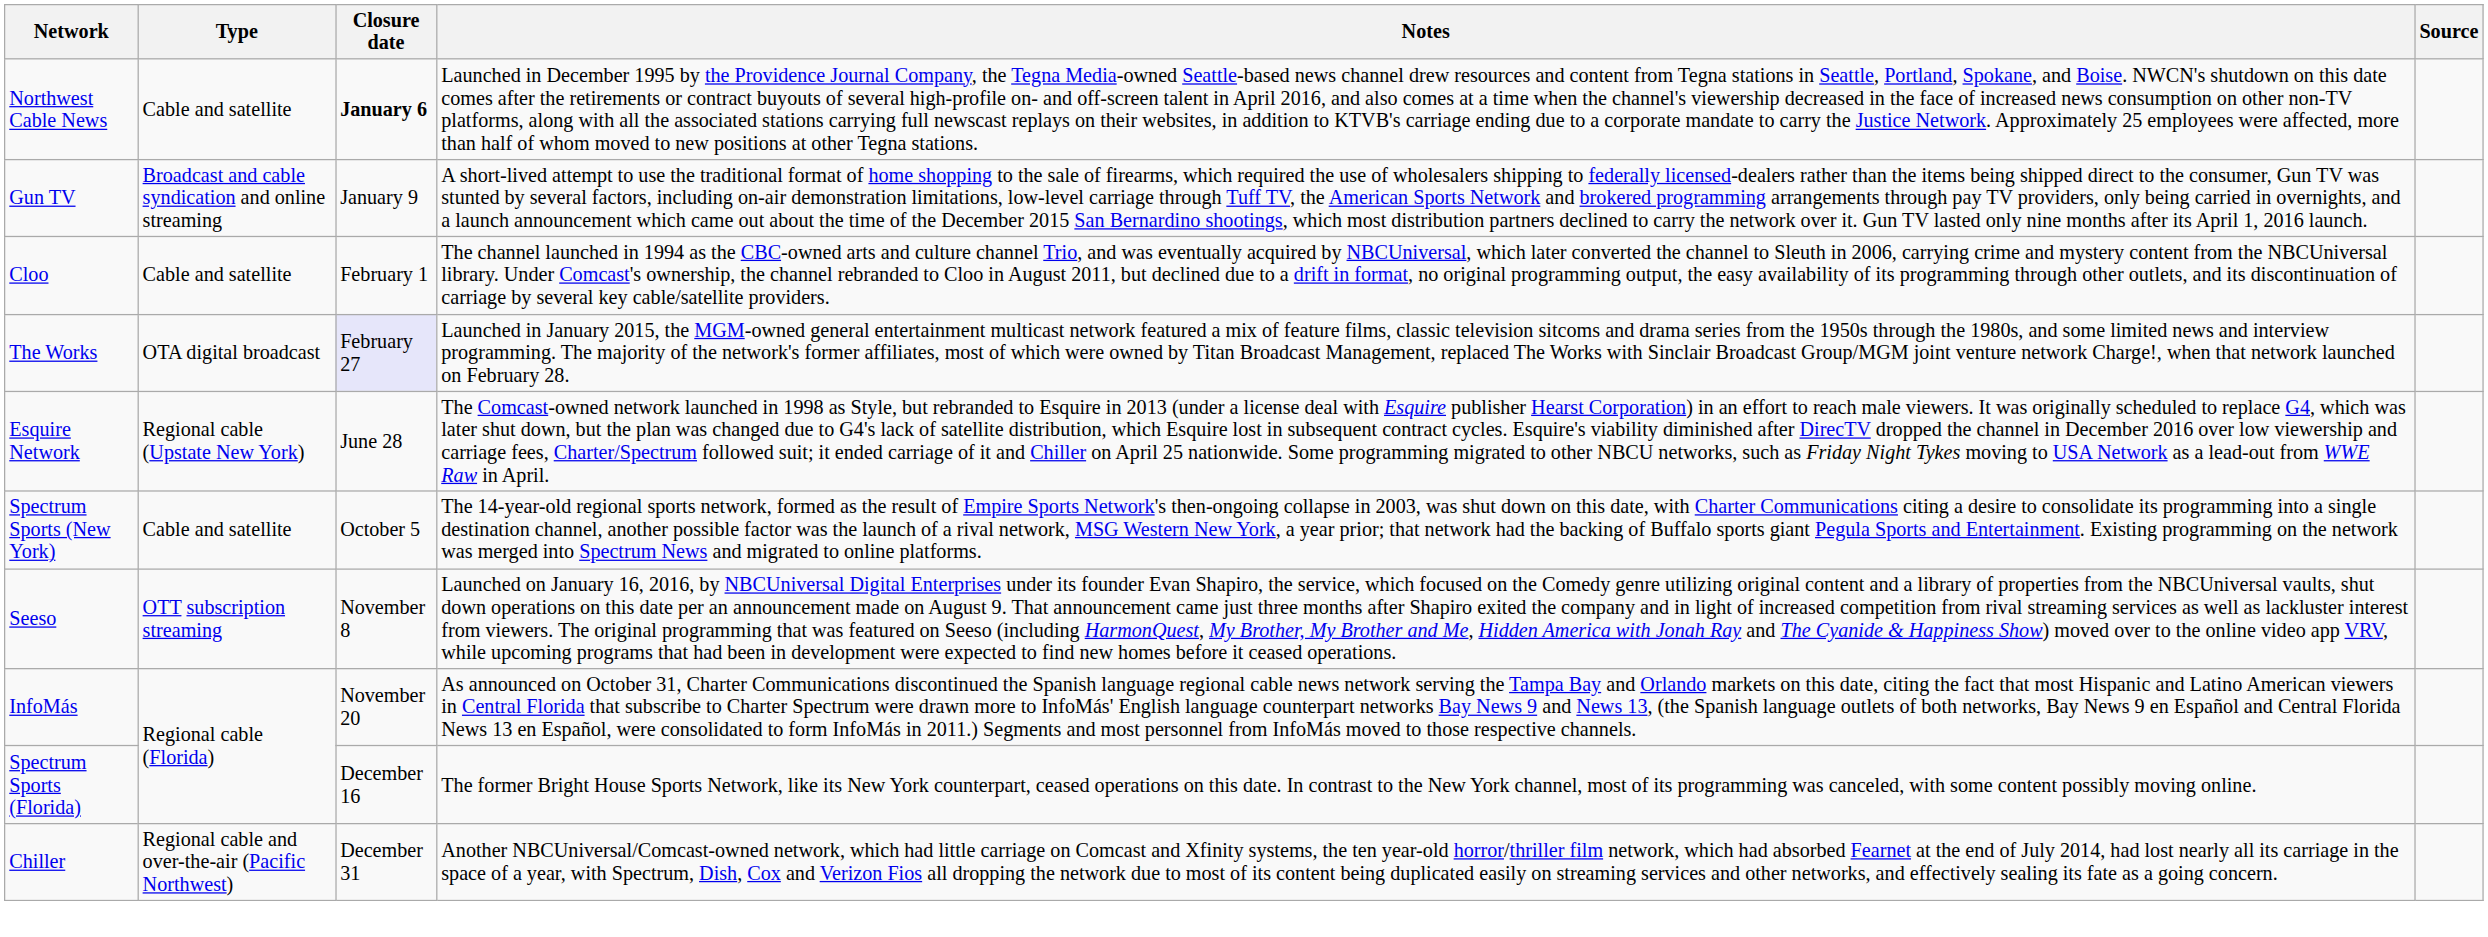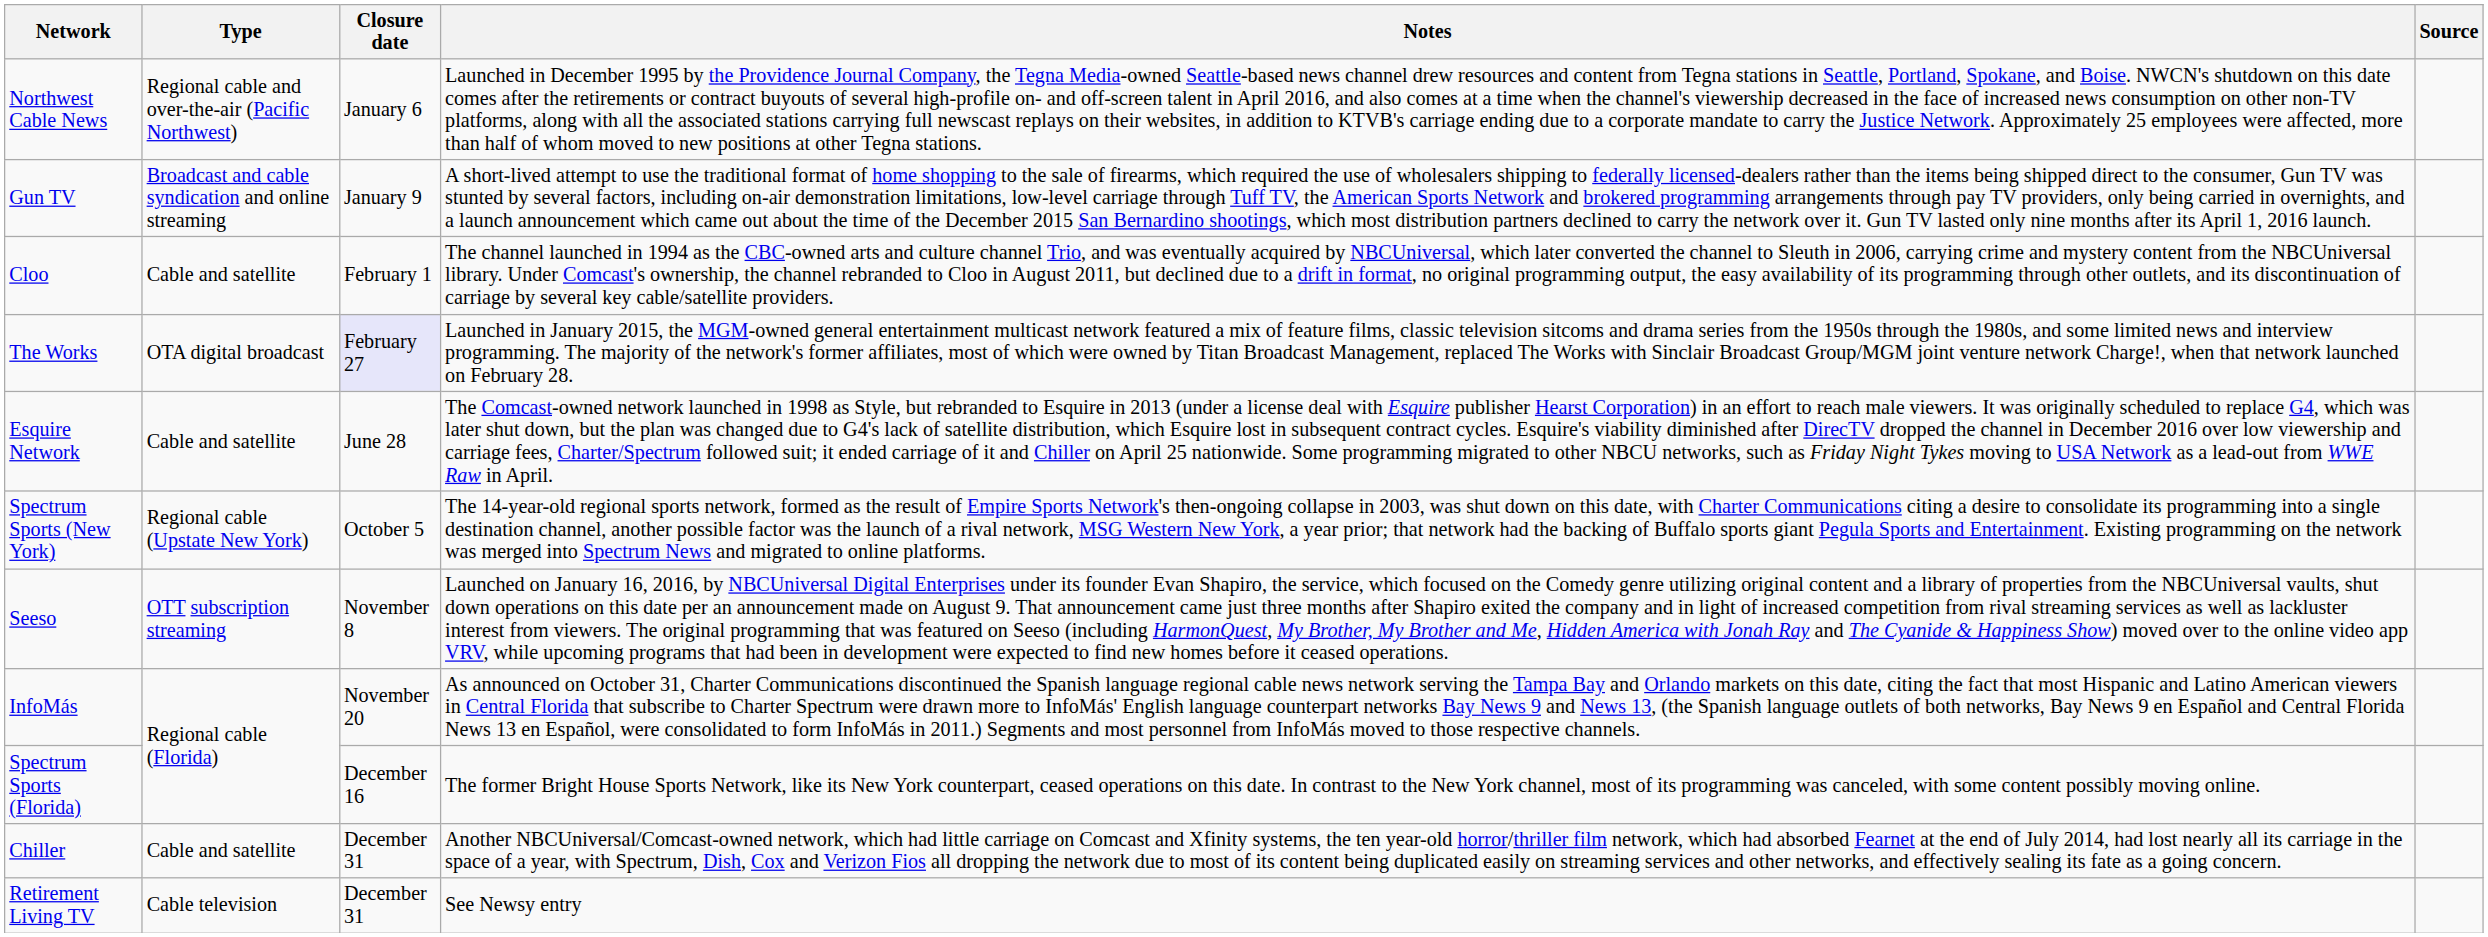(217, 109) Cable and satellite -> (228, 109) Regional cable and over-the-air (Pacific Northwest)
(384, 109) bold -> (383, 109) normal
(224, 441) Regional cable (Upstate New York) -> (221, 441) Cable and satellite
(217, 529) Cable and satellite -> (228, 529) Regional cable (Upstate New York)
(224, 861) Regional cable and over-the-air (Pacific Northwest) -> (221, 850) Cable and satellite
+ row: (54, 905)
